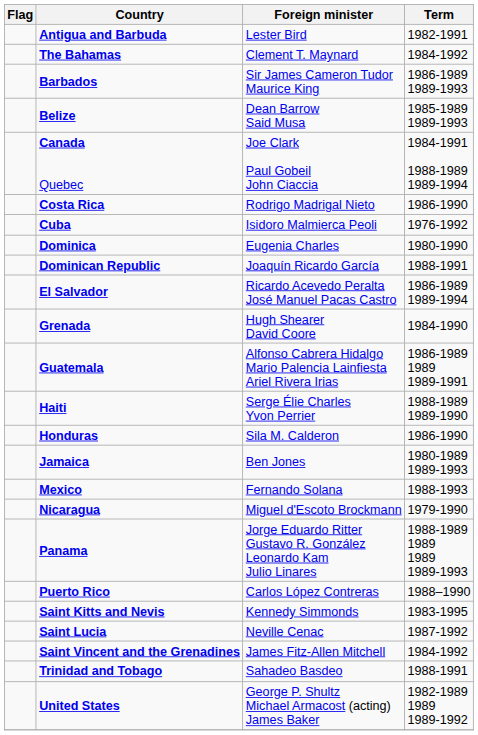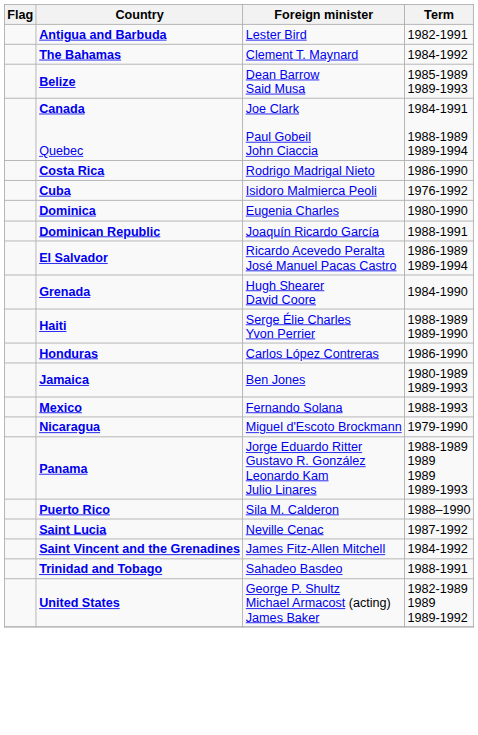- row: (68, 82)
- row: (71, 367)
(292, 435) Sila M. Calderon -> (312, 353) Carlos López Contreras
(312, 592) Carlos López Contreras -> (292, 509) Sila M. Calderon
- row: (102, 612)
